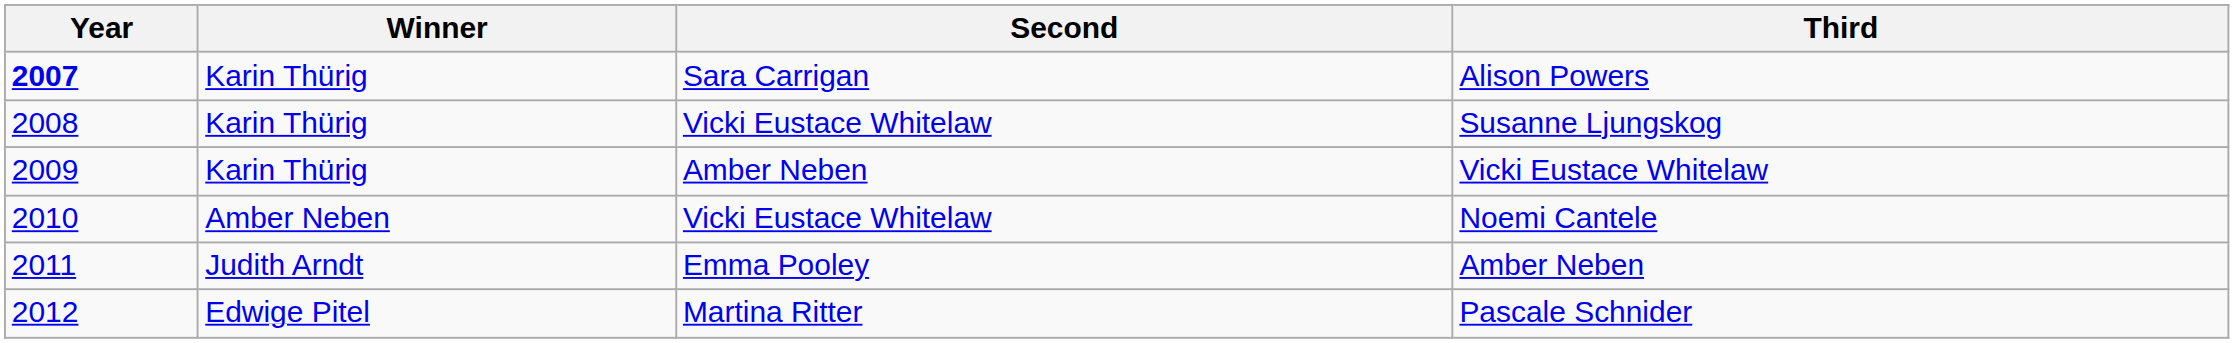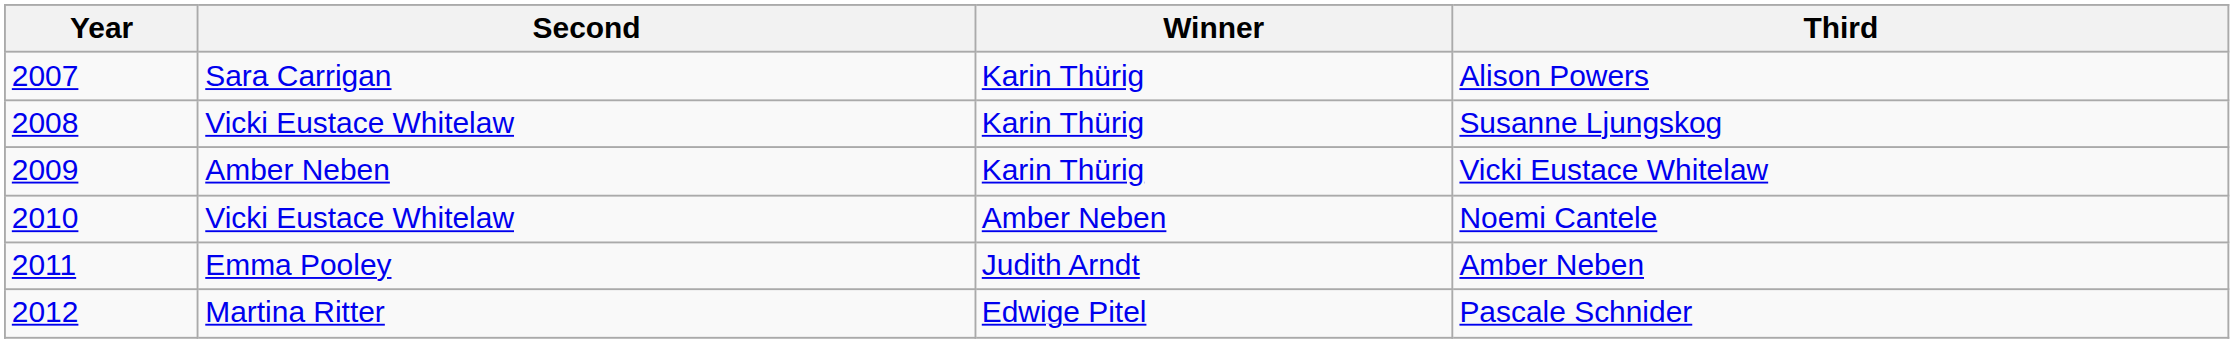columns swapped: (437, 28) <-> (1064, 28)
(45, 75) bold -> (45, 75) normal
